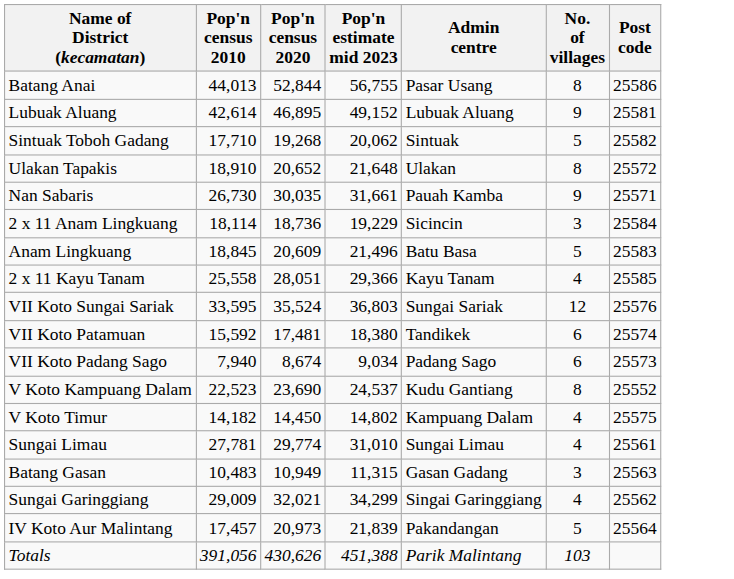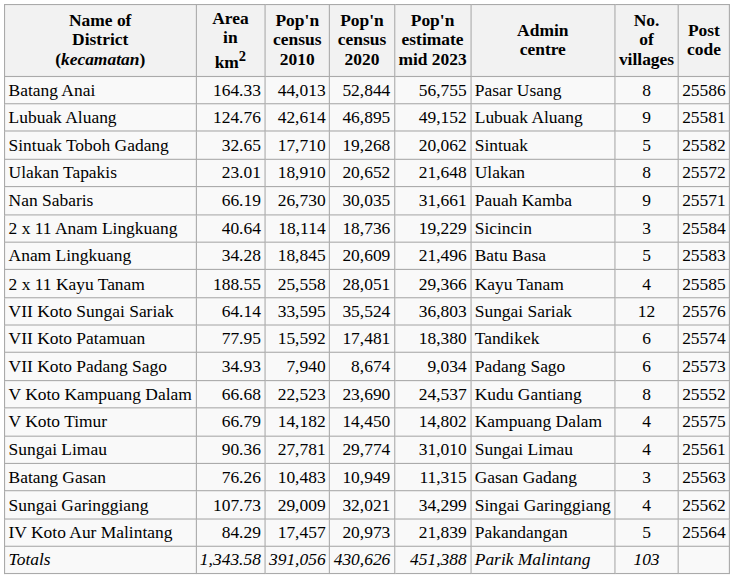+ column: (230, 40)
